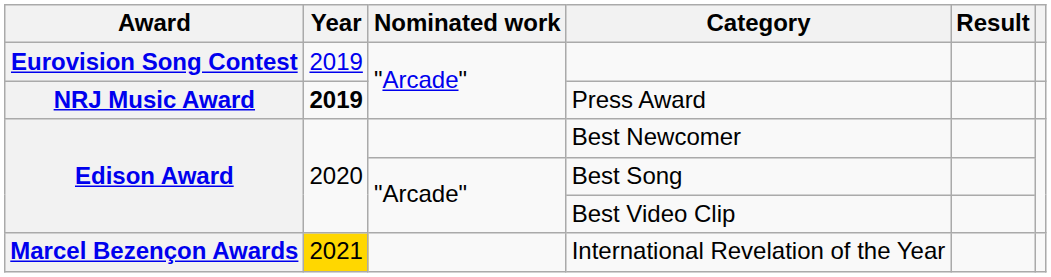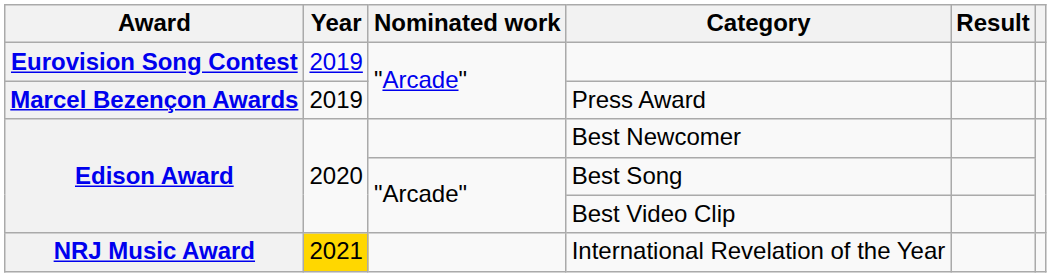(154, 99) NRJ Music Award -> (154, 99) Marcel Bezençon Awards
(336, 99) bold -> (336, 99) normal
(154, 251) Marcel Bezençon Awards -> (154, 251) NRJ Music Award
